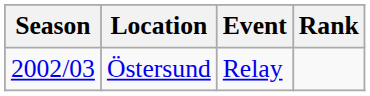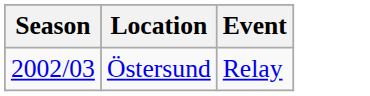- column: (329, 26)
